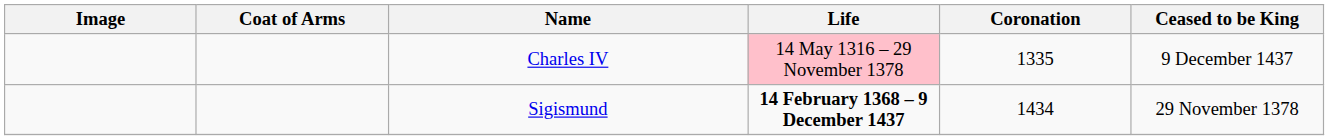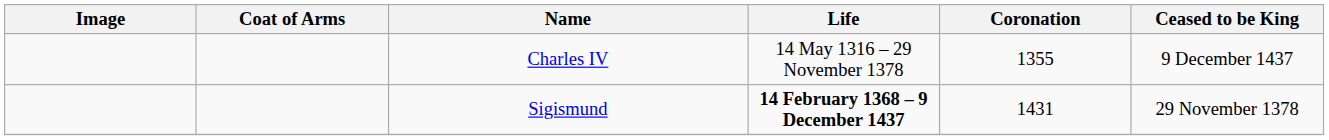(844, 59) pink background -> (844, 59) no background
(1035, 59) 1335 -> (1035, 59) 1355
(1035, 109) 1434 -> (1035, 109) 1431
